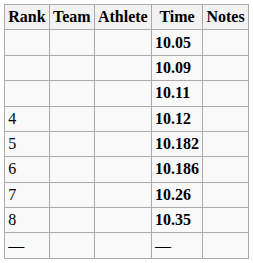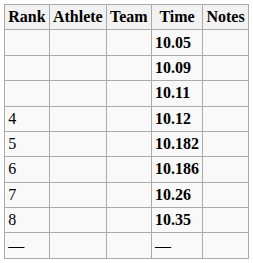columns swapped: (123, 17) <-> (72, 17)
